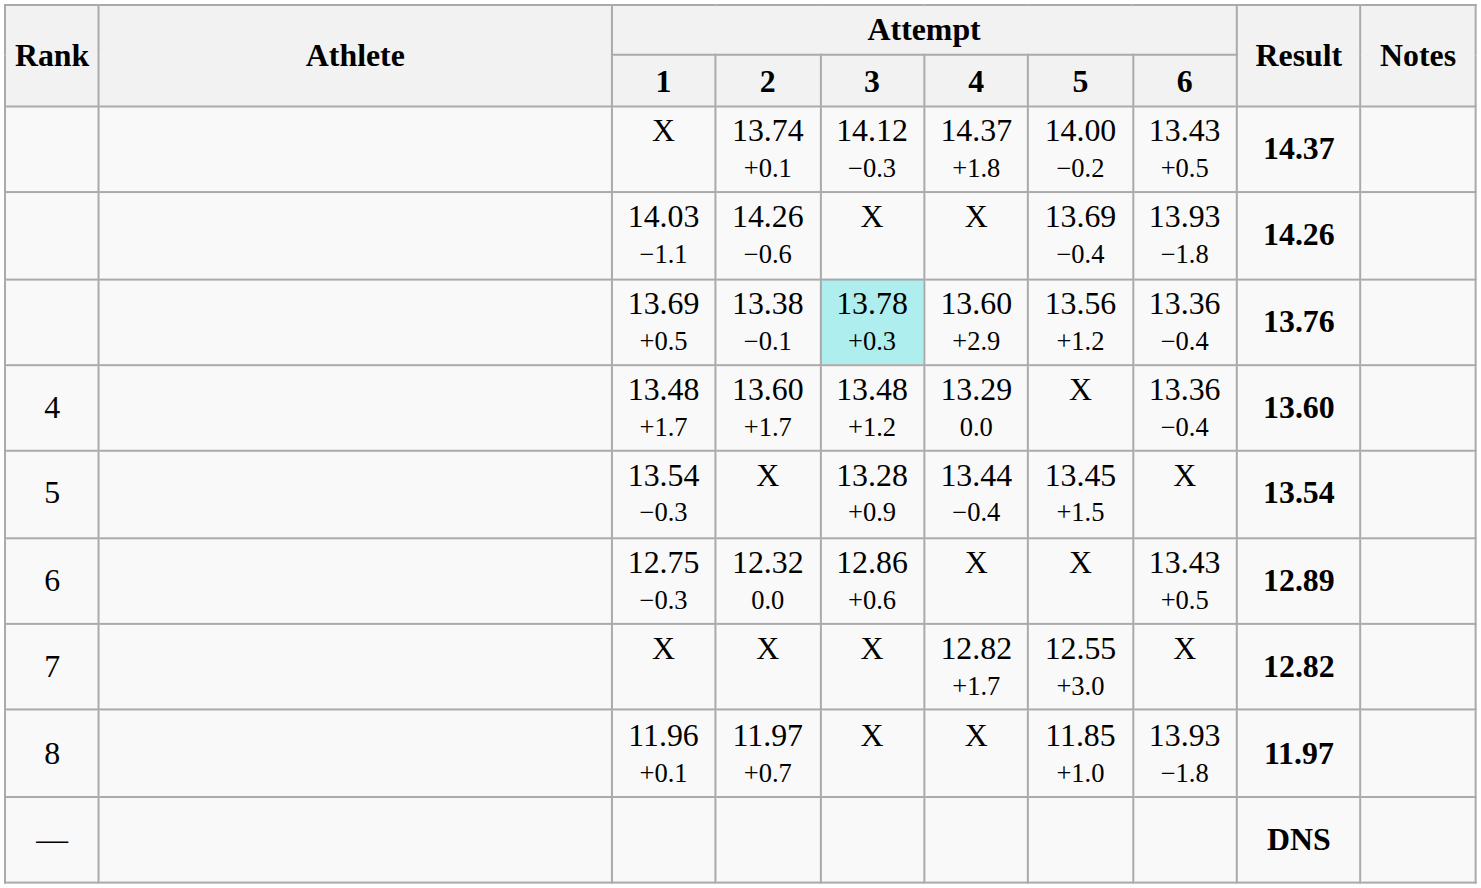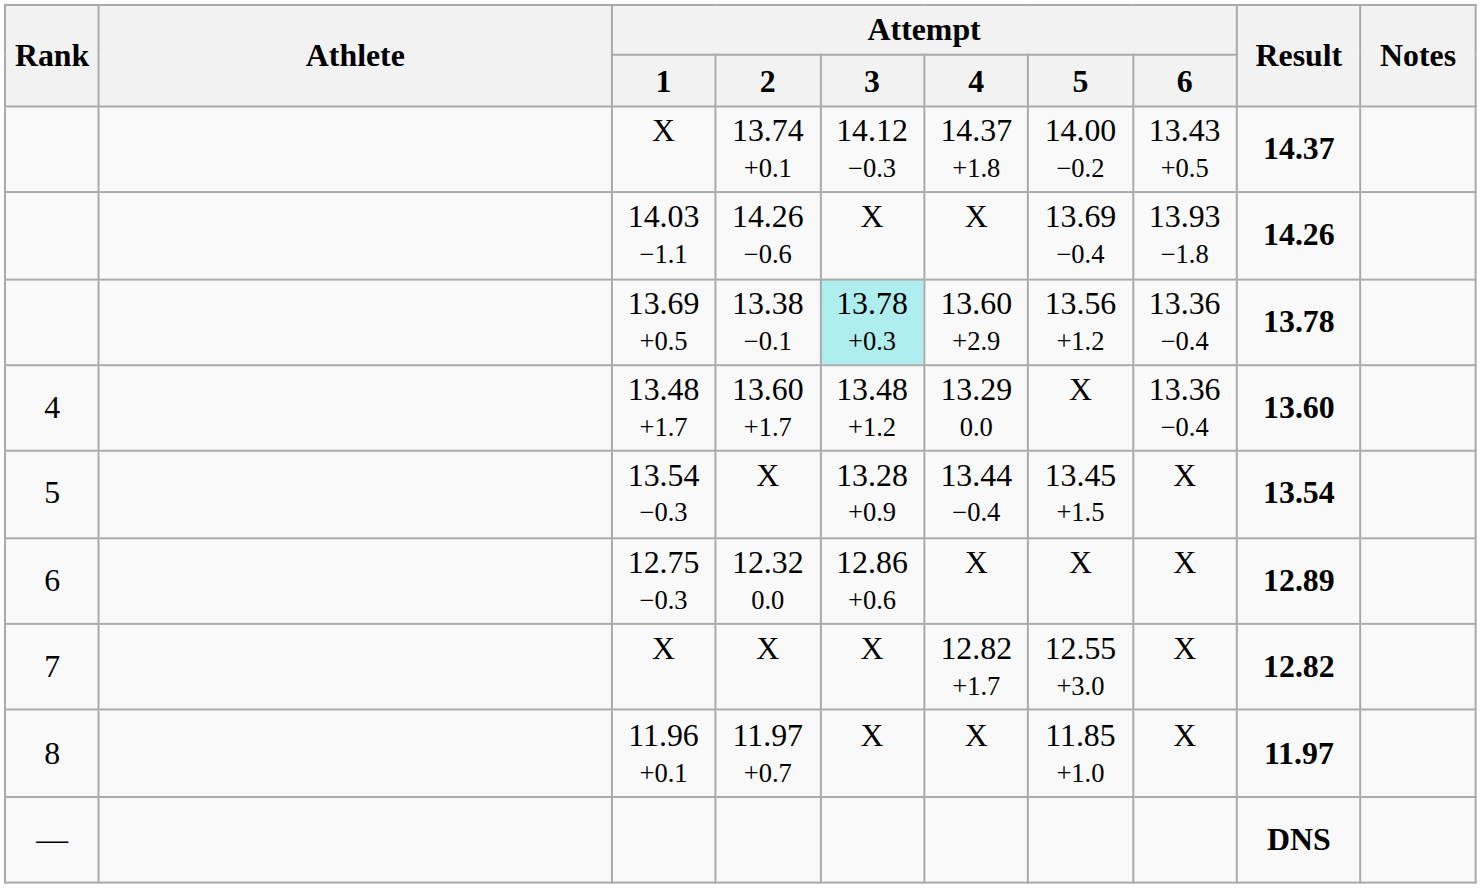(1299, 321) 13.76 -> (1299, 321) 13.78
(1185, 580) 13.43 +0.5 -> (1185, 580) X
(1185, 752) 13.93 −1.8 -> (1185, 752) X
